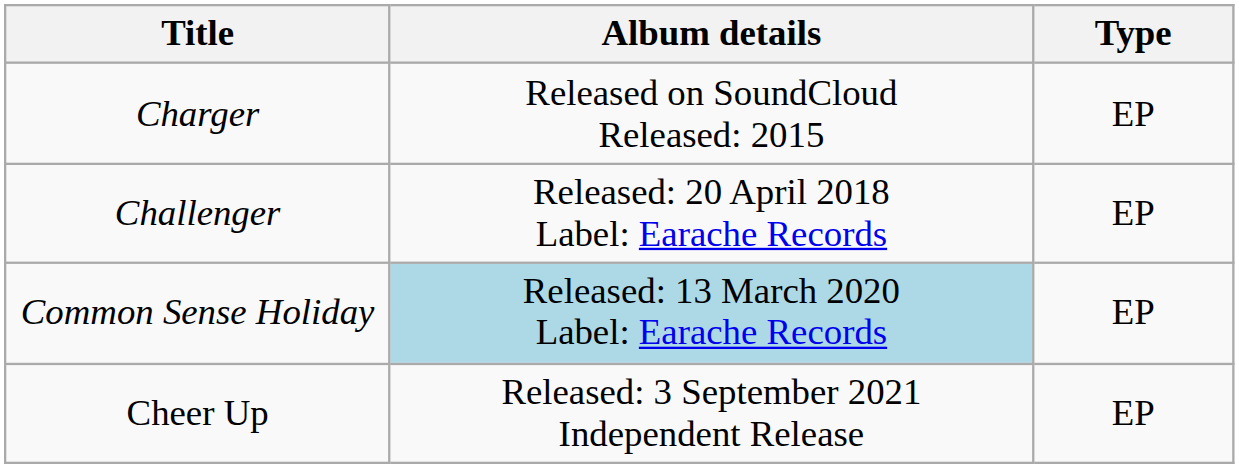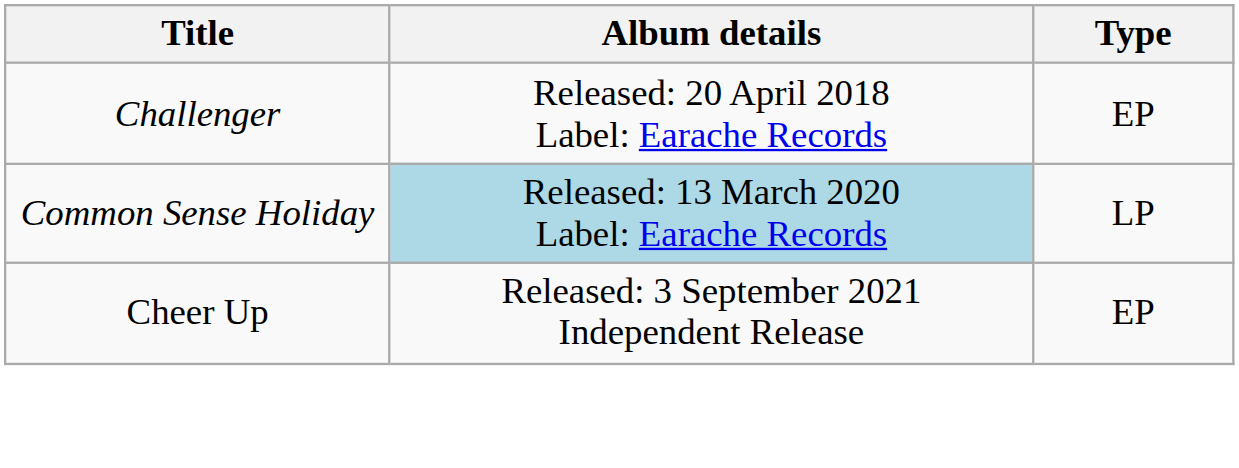- row: (198, 112)
(1133, 312) EP -> (1133, 212) LP
